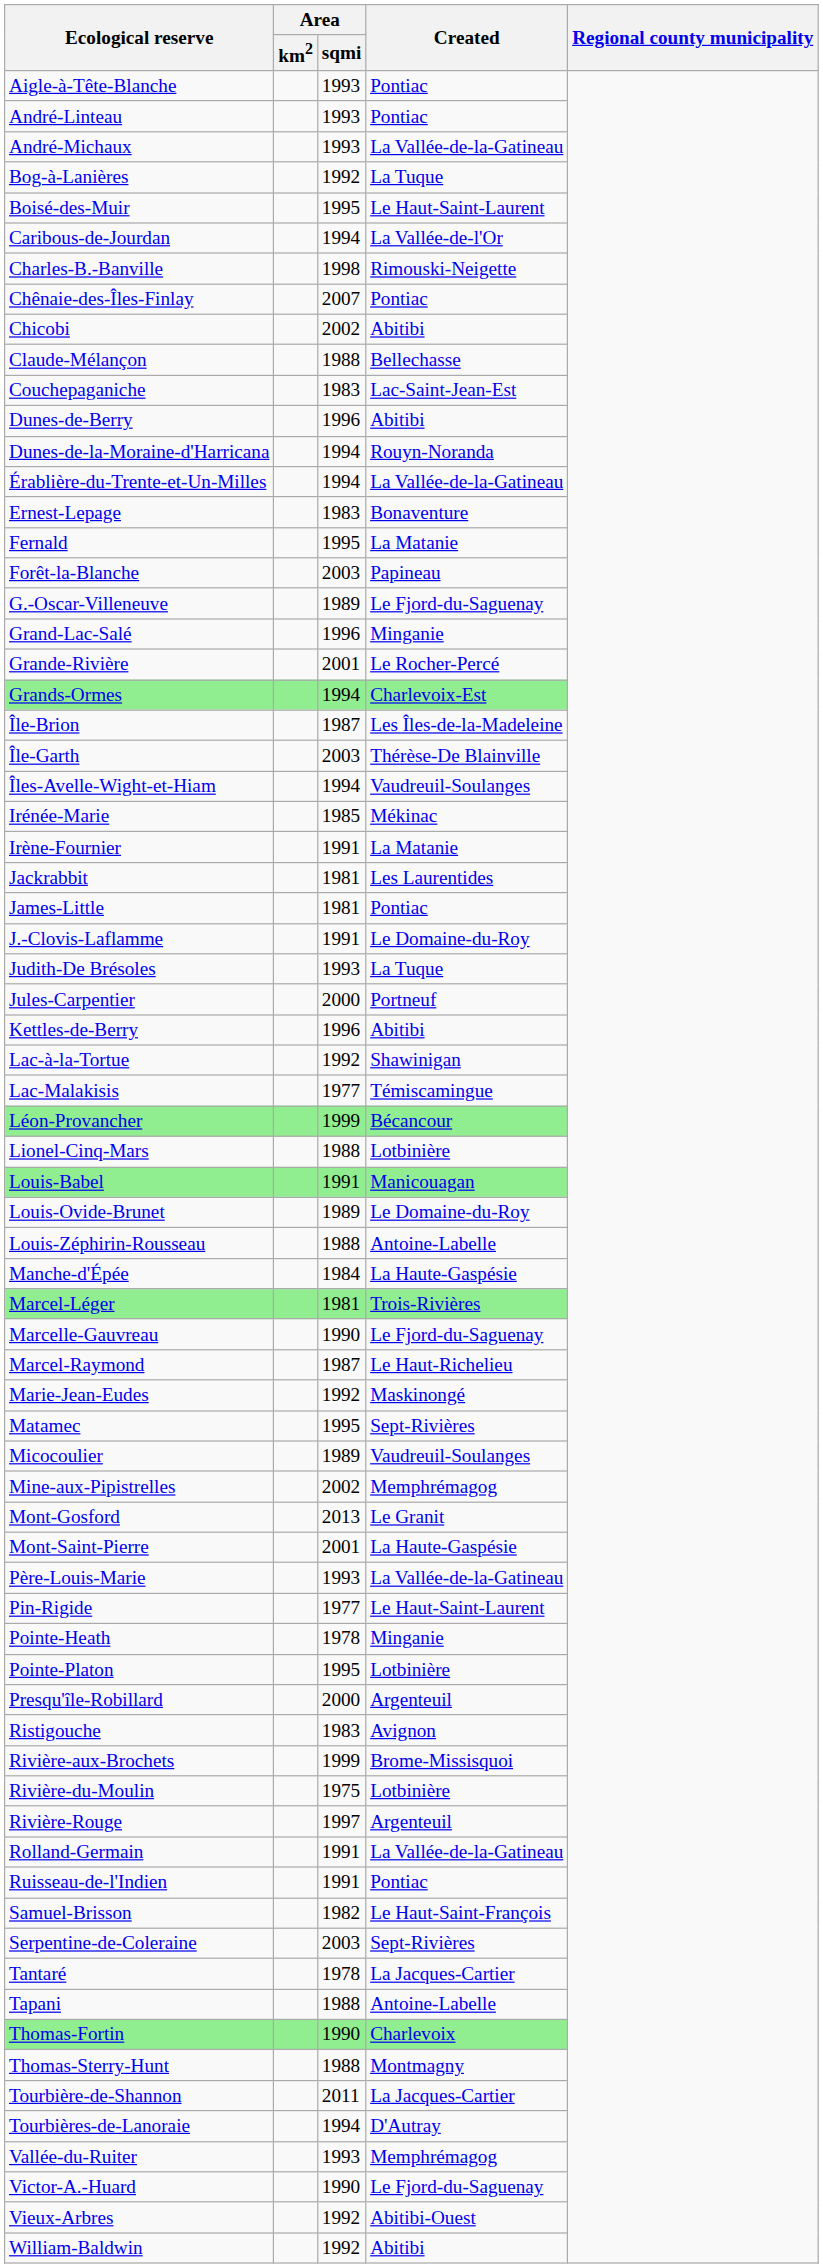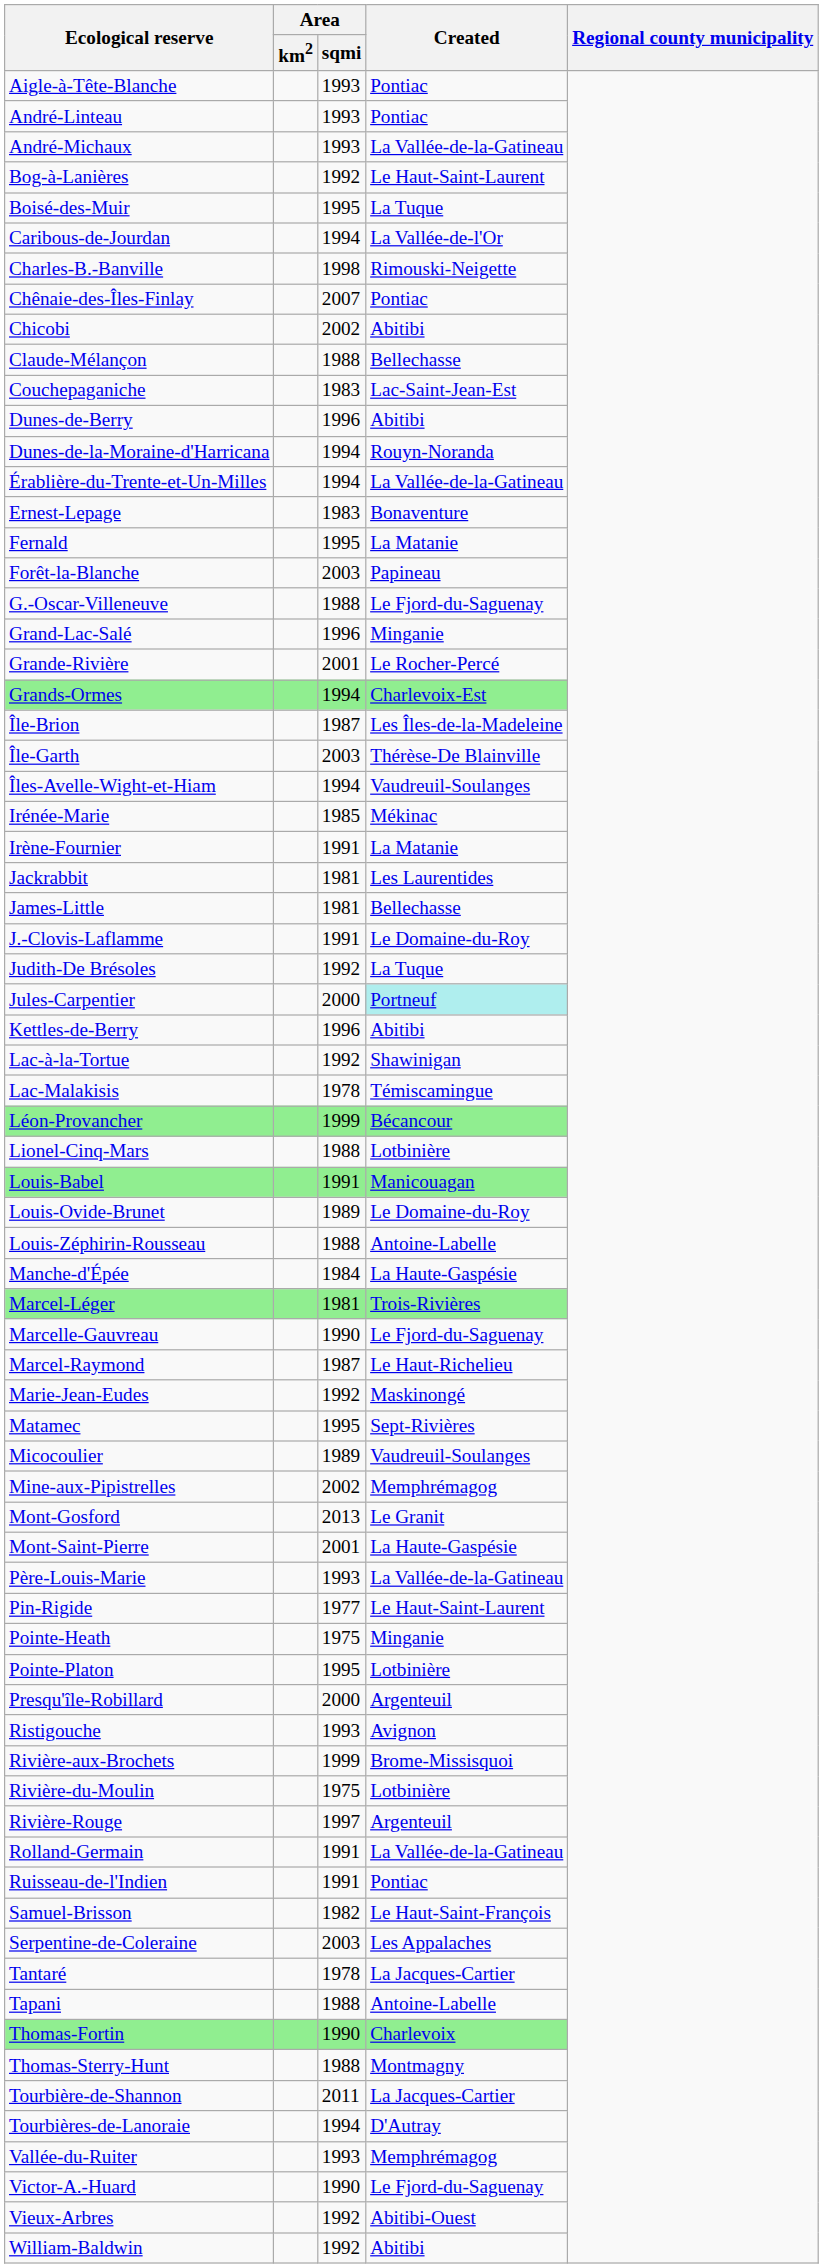(407, 177) La Tuque -> (457, 177) Le Haut-Saint-Laurent
(457, 207) Le Haut-Saint-Laurent -> (407, 207) La Tuque
(341, 603) 1989 -> (341, 603) 1988
(399, 907) Pontiac -> (415, 907) Bellechasse
(341, 968) 1993 -> (341, 968) 1992
(403, 999) no background -> (403, 999) paleturquoise background
(341, 1090) 1977 -> (341, 1090) 1978
(341, 1638) 1978 -> (341, 1638) 1975
(341, 1730) 1983 -> (341, 1730) 1993
(422, 1943) Sept-Rivières -> (431, 1943) Les Appalaches
